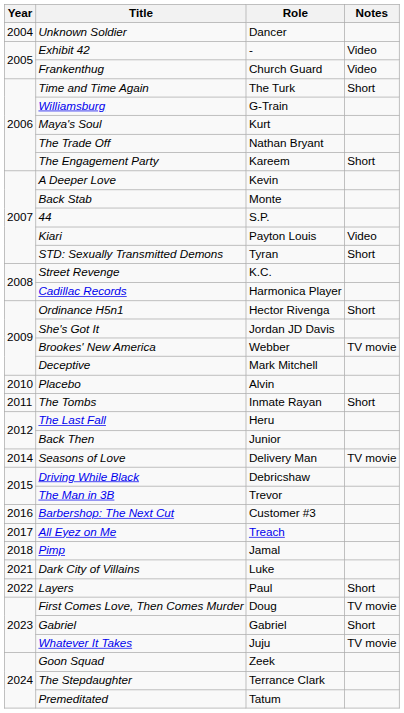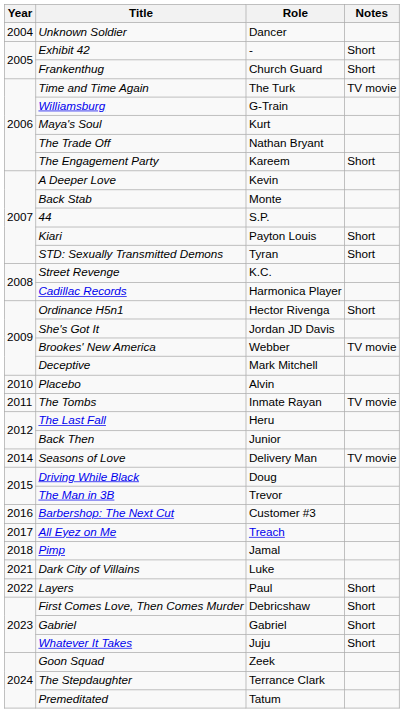(362, 50) Video -> (361, 50) Short
(362, 69) Video -> (361, 69) Short
(361, 87) Short -> (372, 87) TV movie
(362, 236) Video -> (361, 236) Short
(361, 402) Short -> (372, 402) TV movie
(279, 476) Debricshaw -> (263, 476) Doug
(263, 606) Doug -> (279, 606) Debricshaw
(372, 606) TV movie -> (361, 606) Short
(372, 643) TV movie -> (361, 643) Short
